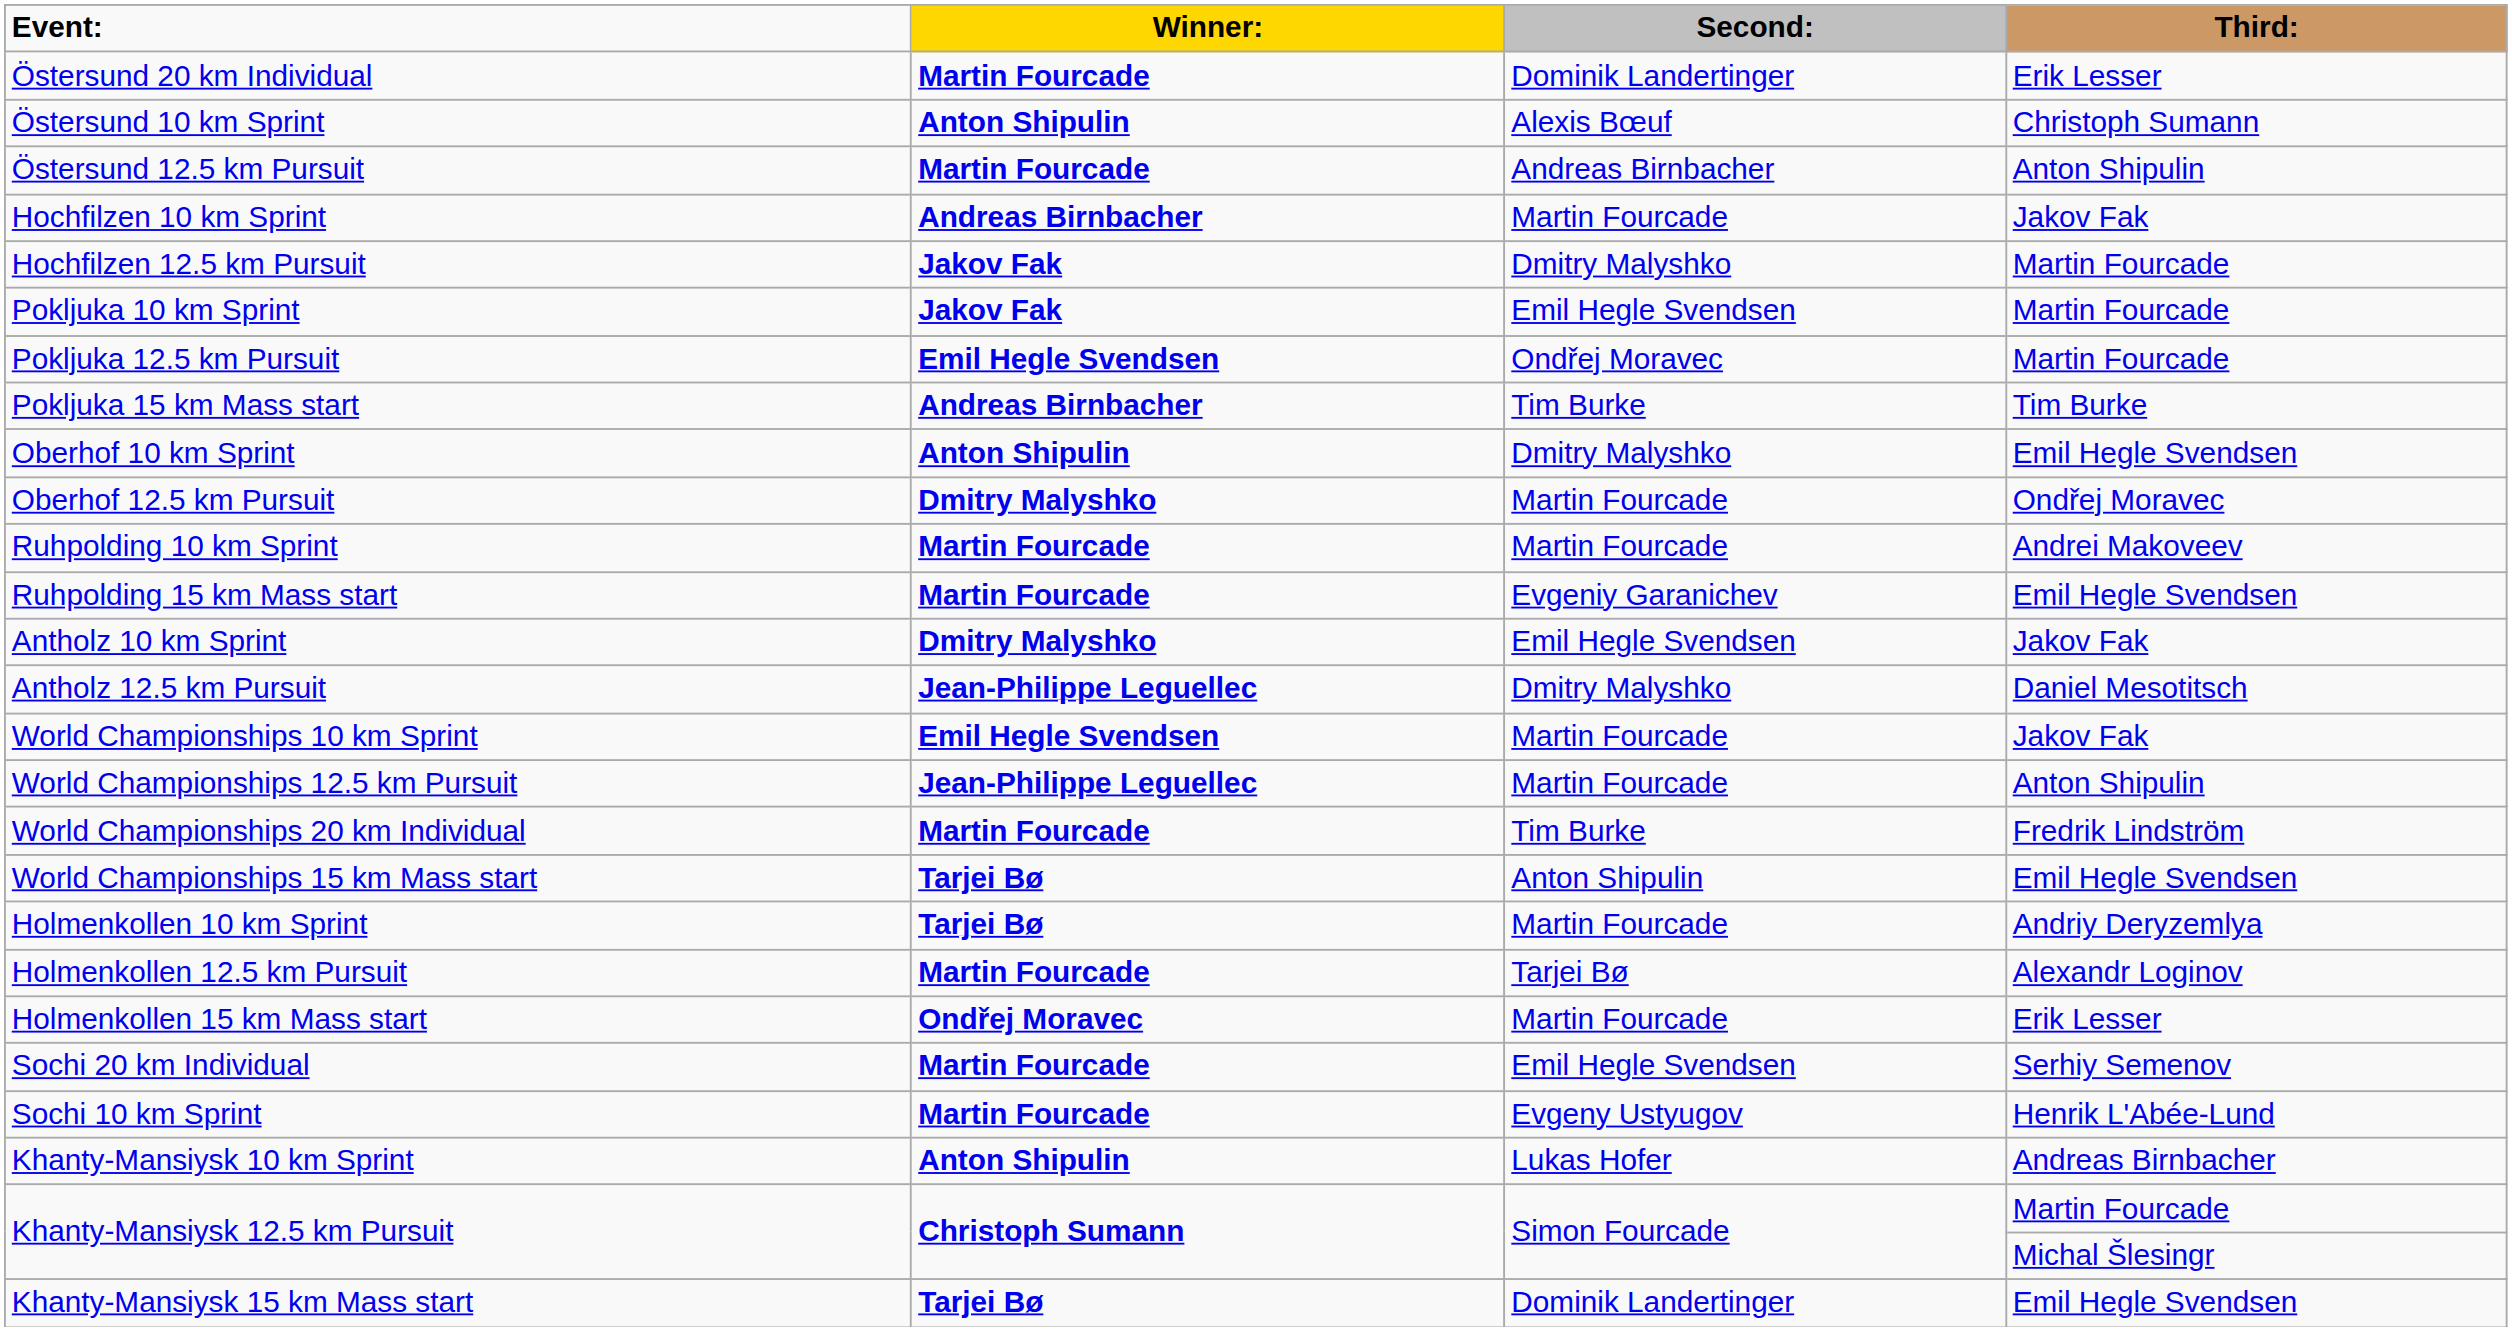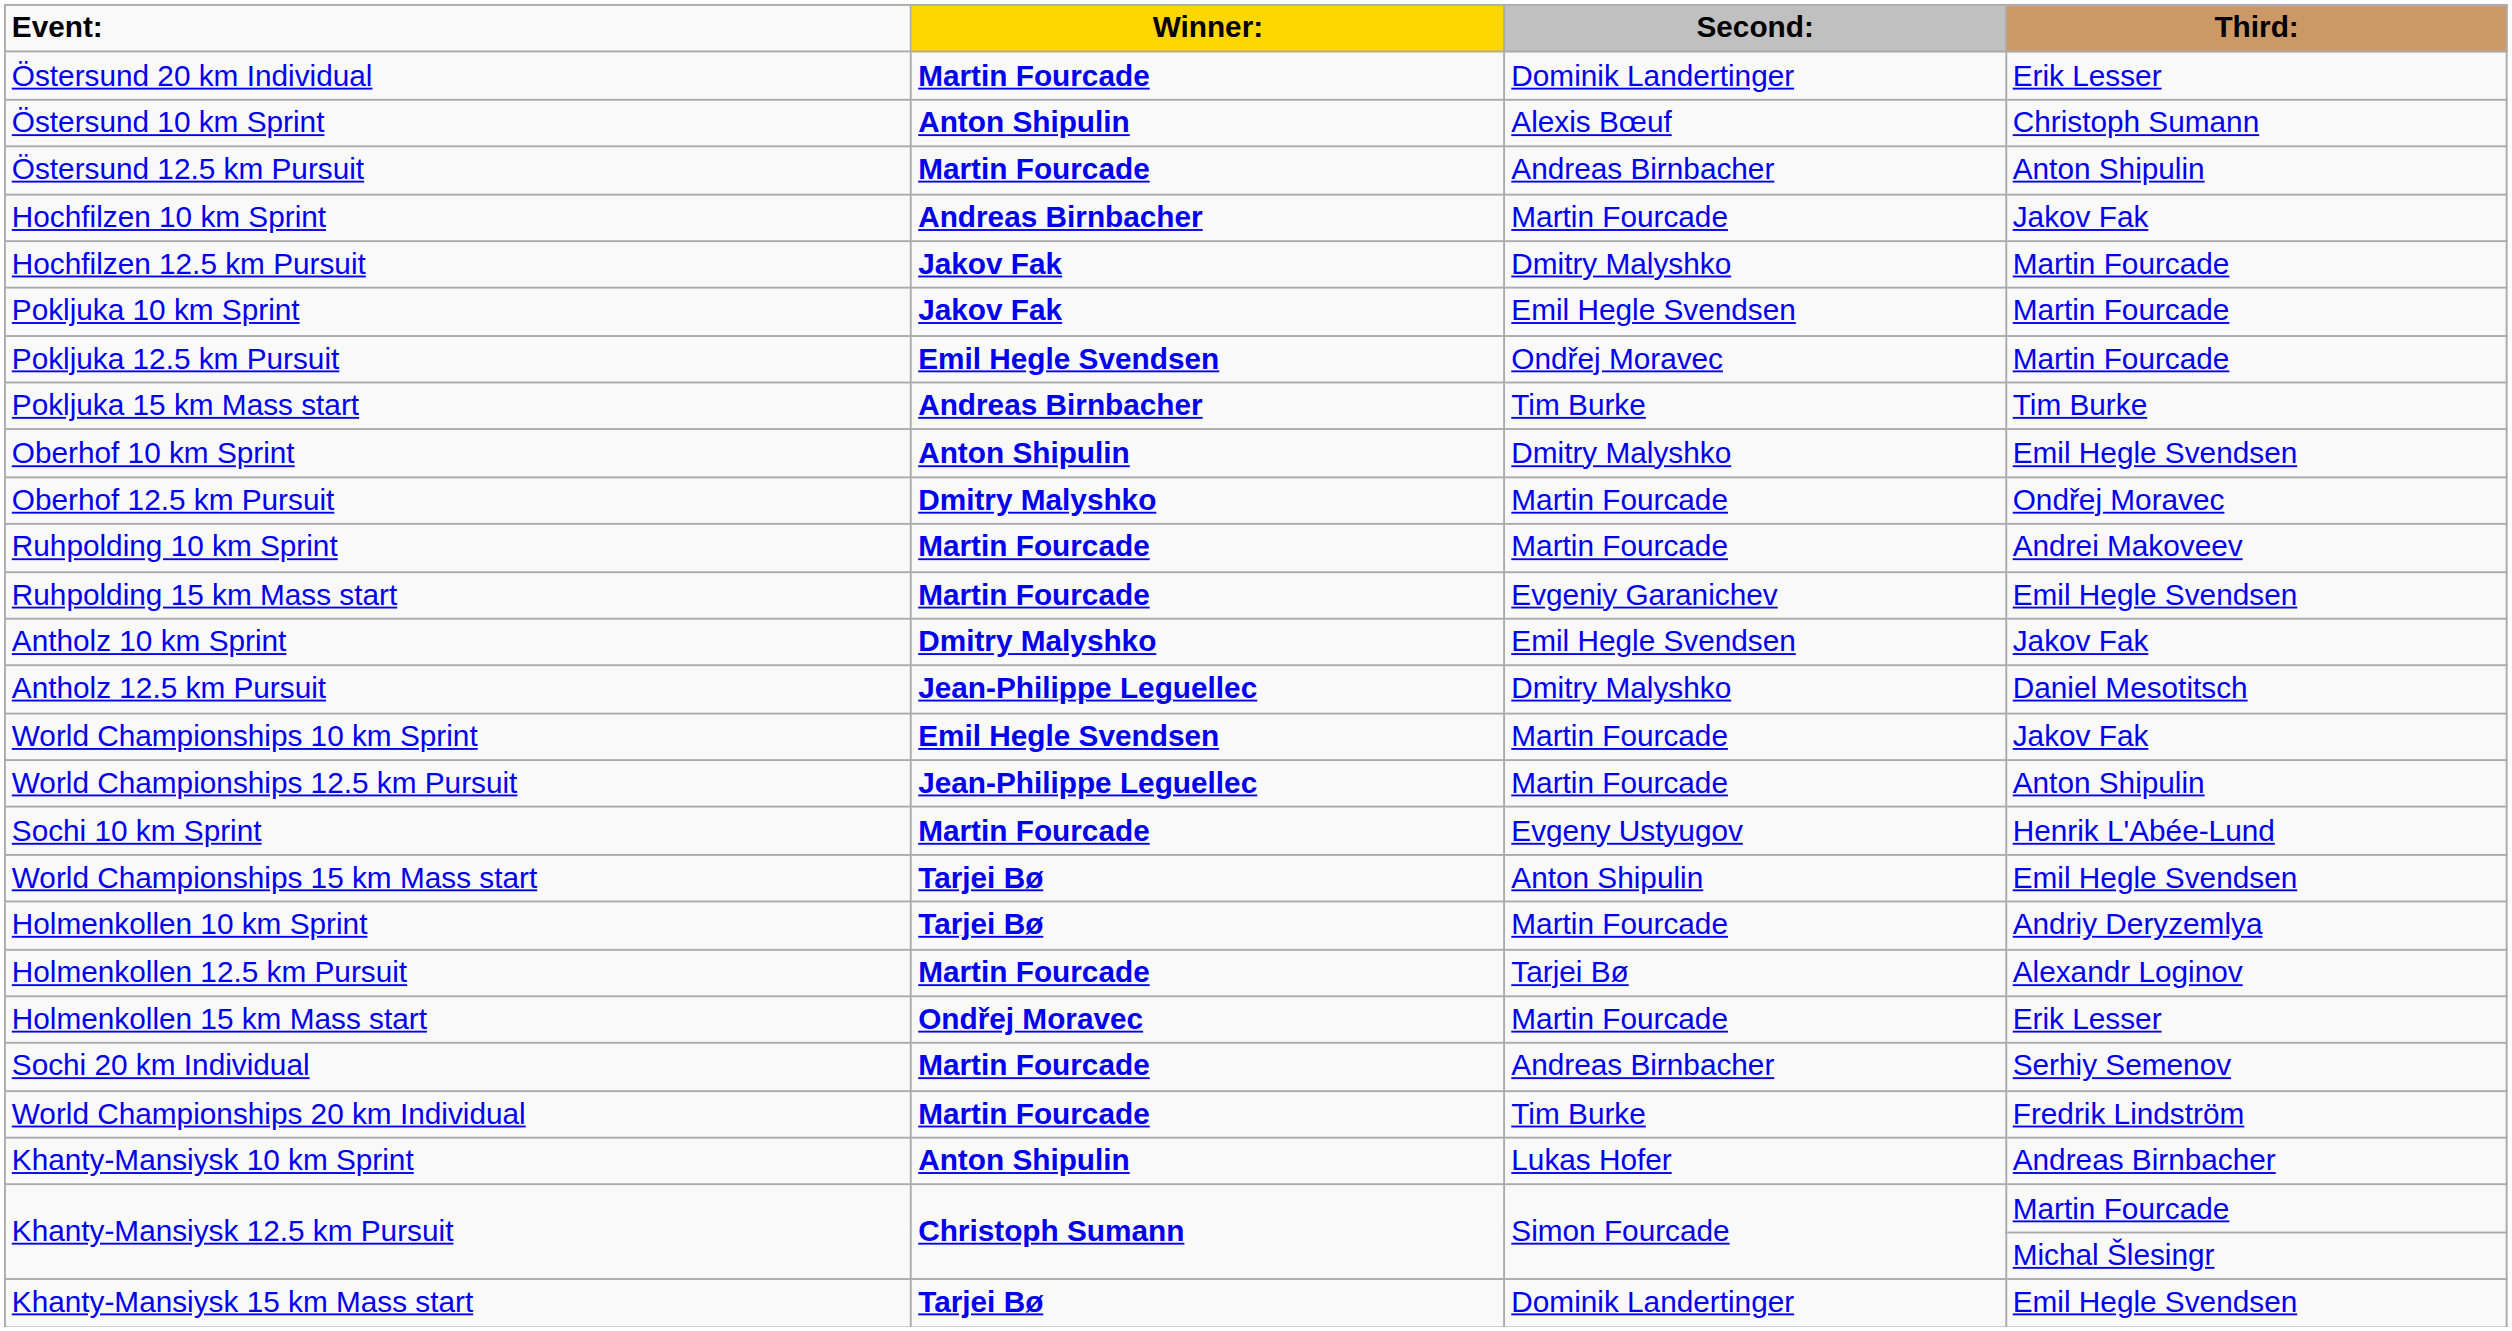rows swapped: (269, 830) <-> (137, 1113)
(1654, 1066) Emil Hegle Svendsen -> (1643, 1066) Andreas Birnbacher
